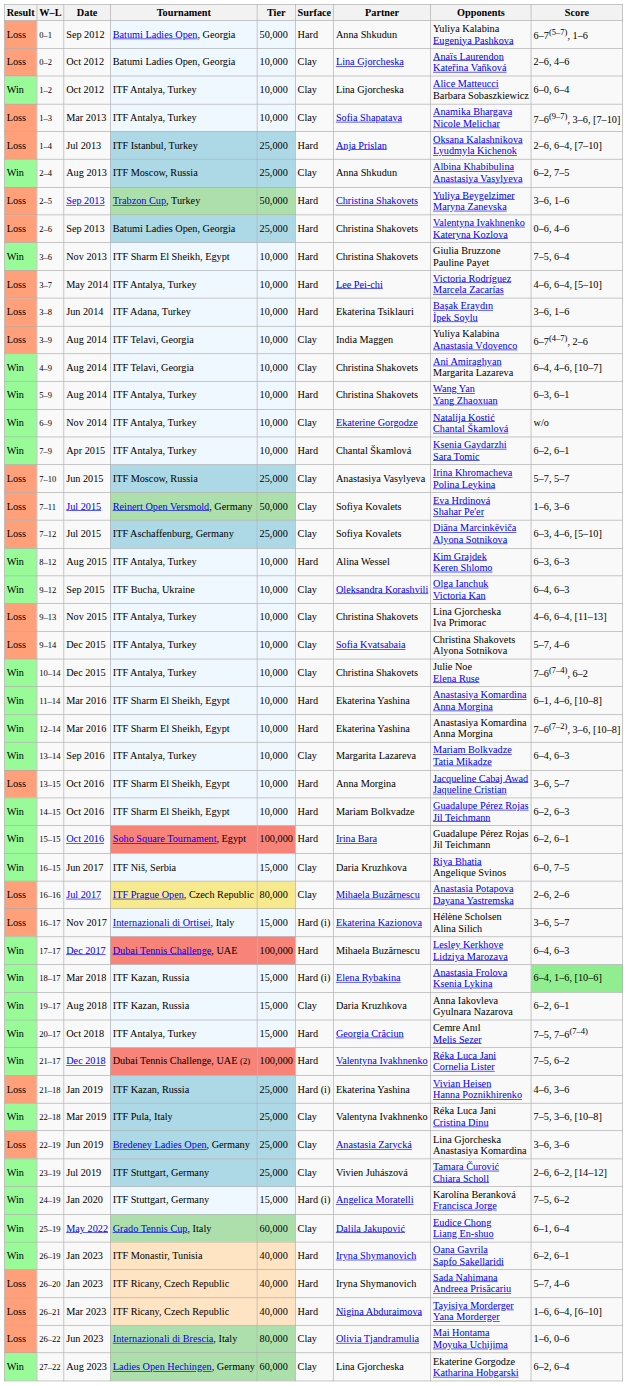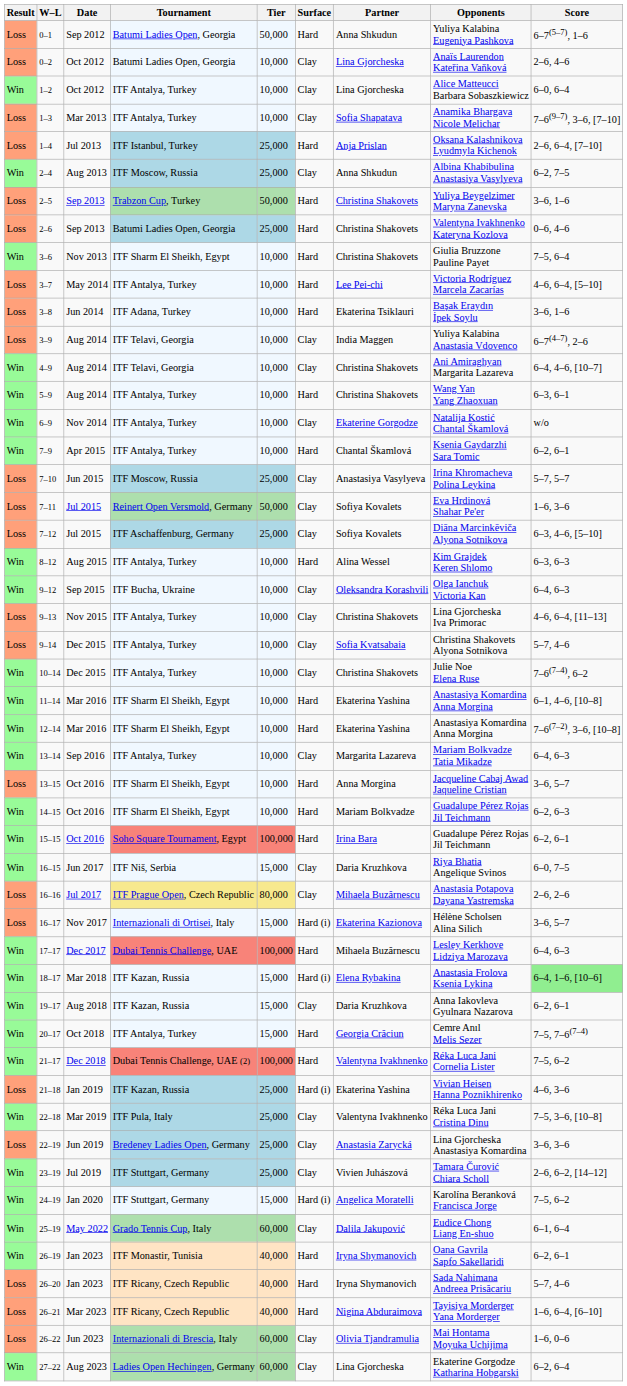(274, 1339) 80,000 -> (274, 1339) 60,000
